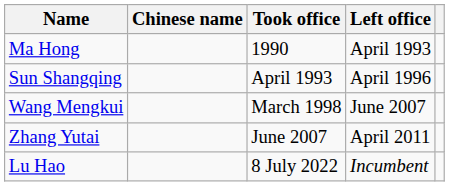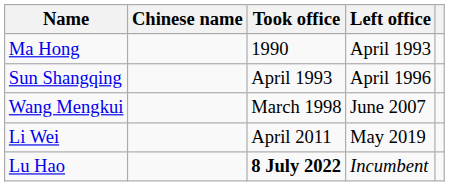- row: (54, 136)
+ row: (34, 136)
(295, 166) normal -> (296, 166) bold
